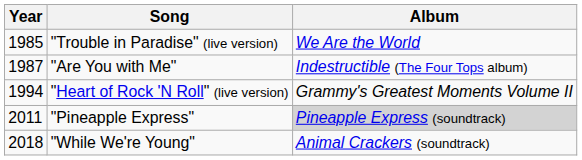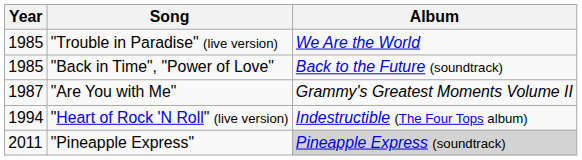+ row: (162, 67)
(412, 67) Indestructible (The Four Tops album) -> (434, 92) Grammy's Greatest Moments Volume II
(434, 92) Grammy's Greatest Moments Volume II -> (412, 117) Indestructible (The Four Tops album)
- row: (123, 142)
